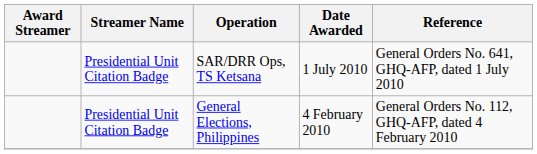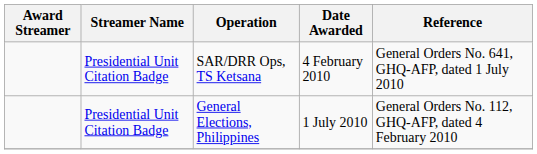(335, 68) 1 July 2010 -> (333, 68) 4 February 2010
(333, 122) 4 February 2010 -> (335, 122) 1 July 2010
